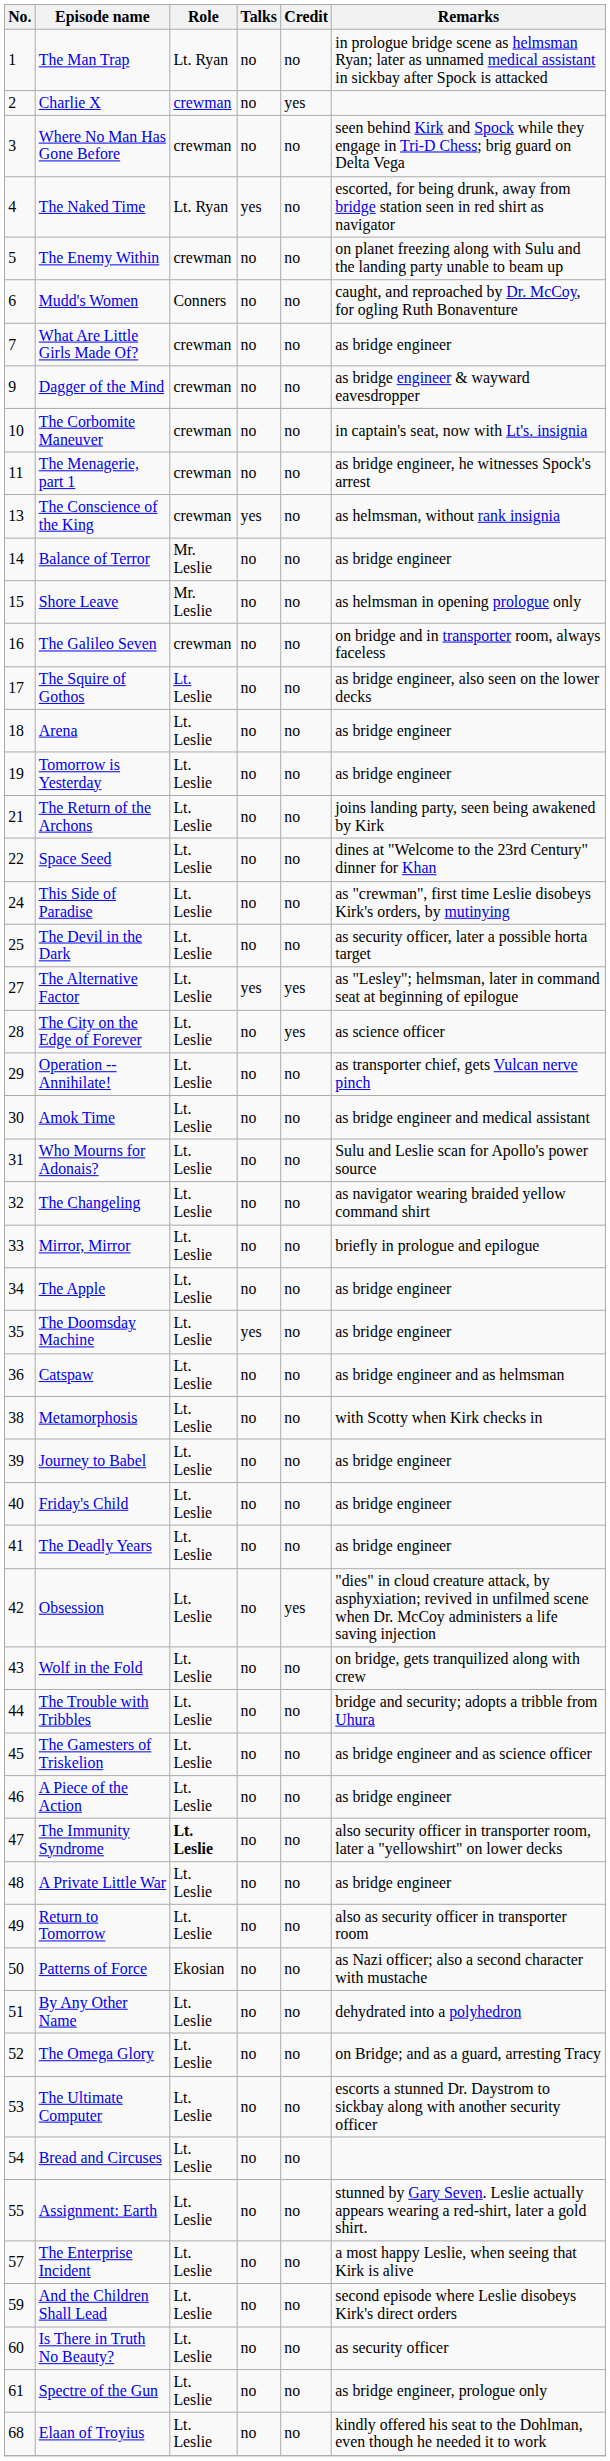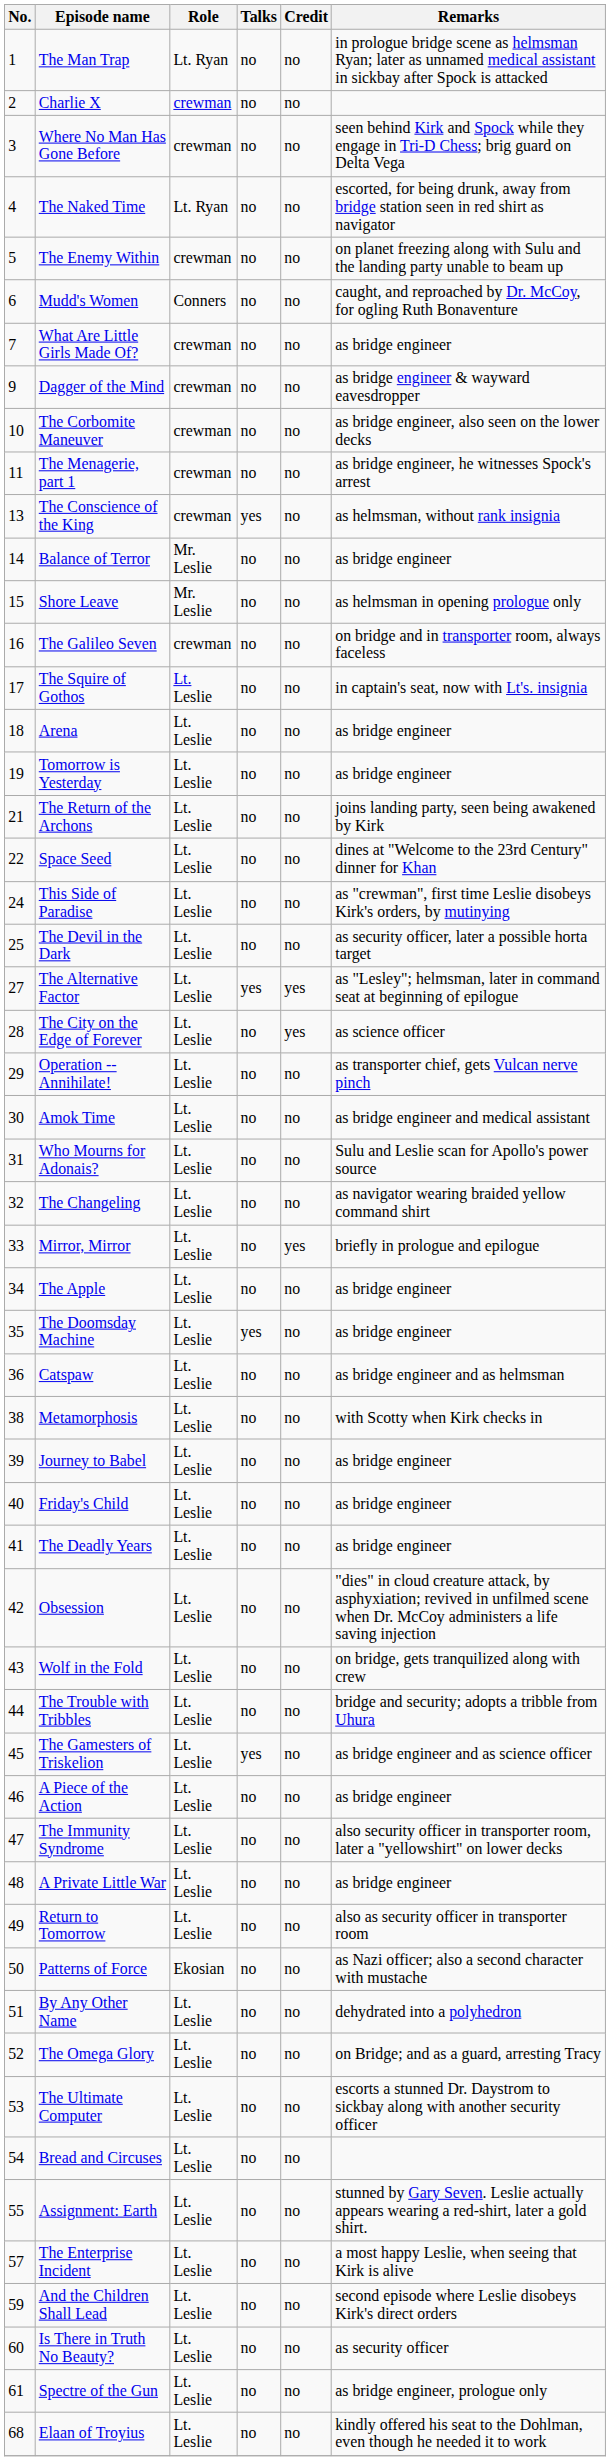(295, 102) yes -> (292, 102) no
(251, 206) yes -> (248, 206) no
(461, 430) in captain's seat, now with Lt's. insignia -> (467, 430) as bridge engineer, also seen on the lower decks
(467, 687) as bridge engineer, also seen on the lower decks -> (461, 687) in captain's seat, now with Lt's. insignia
(292, 1246) no -> (295, 1246) yes
(295, 1607) yes -> (292, 1607) no
(248, 1754) no -> (251, 1754) yes
(193, 1840) bold -> (193, 1840) normal
